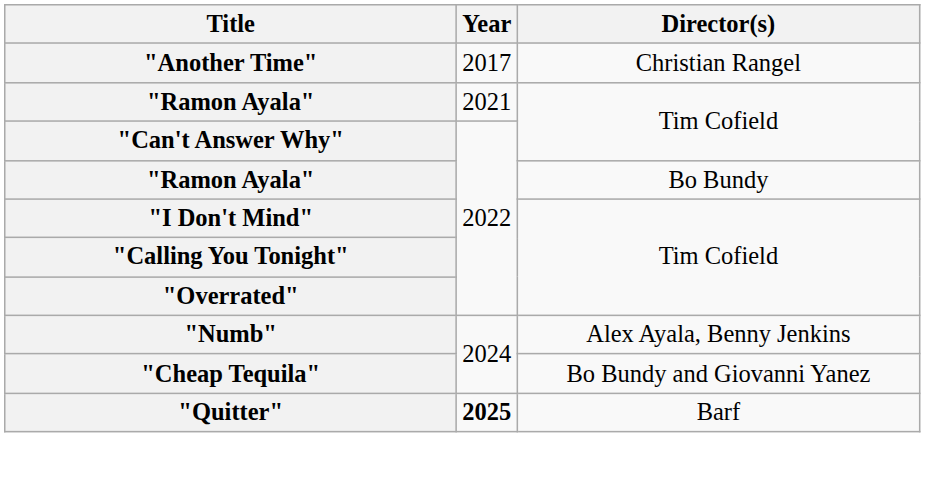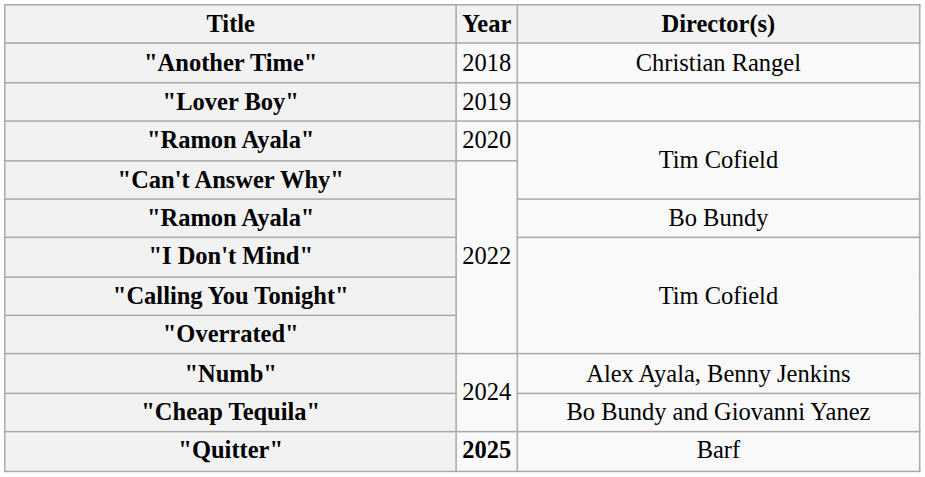(487, 62) 2017 -> (487, 62) 2018
+ row: (231, 101)
(487, 101) 2021 -> (487, 140) 2020
